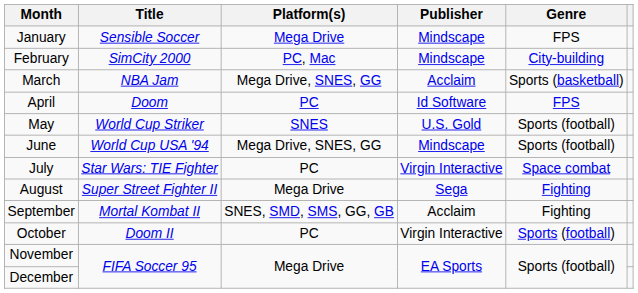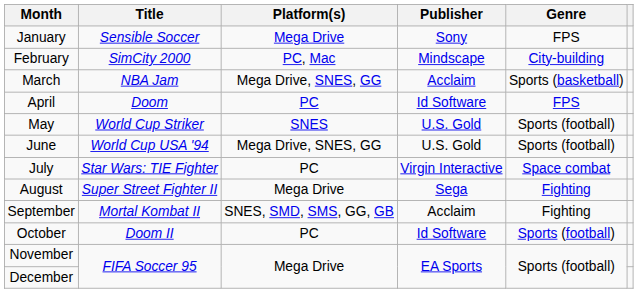(451, 37) Mindscape -> (451, 37) Sony
(451, 146) Mindscape -> (451, 146) U.S. Gold
(451, 233) Virgin Interactive -> (451, 233) Id Software
